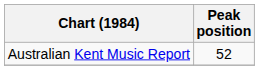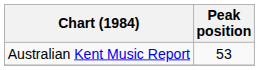(224, 53) 52 -> (224, 53) 53
